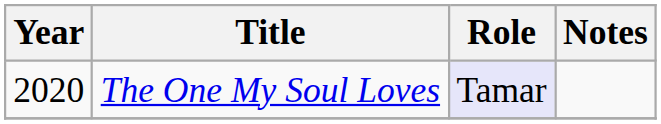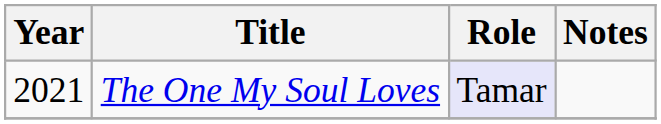(49, 88) 2020 -> (49, 88) 2021
